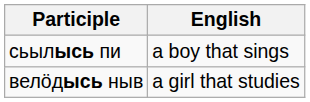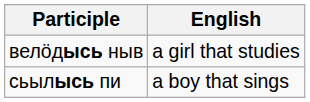rows swapped: (76, 81) <-> (65, 50)
